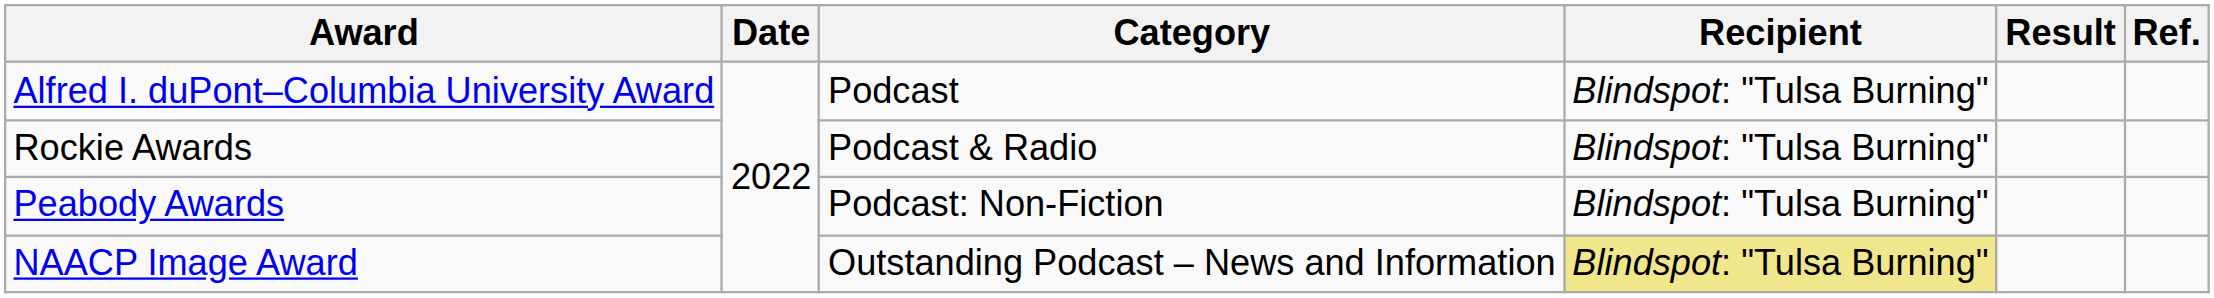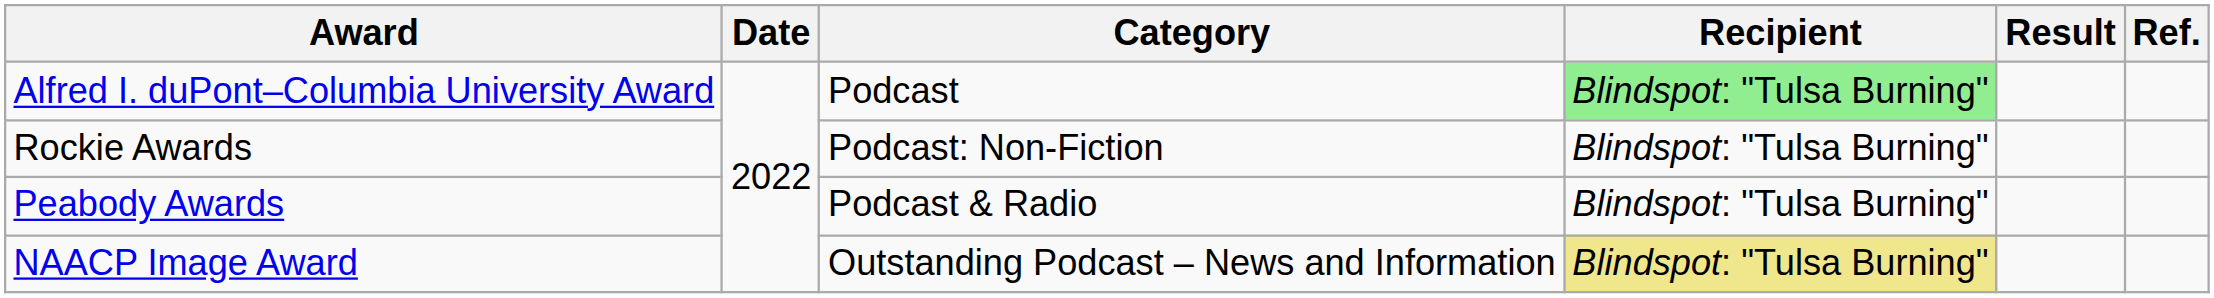(1780, 90) no background -> (1780, 90) lightgreen background
(963, 147) Podcast & Radio -> (996, 147) Podcast: Non-Fiction
(996, 205) Podcast: Non-Fiction -> (963, 205) Podcast & Radio
